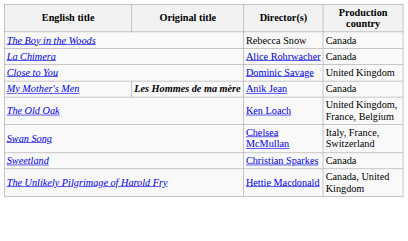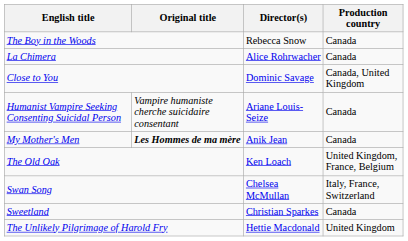(360, 72) United Kingdom -> (358, 78) Canada, United Kingdom
+ row: (64, 112)
(358, 182) Canada, United Kingdom -> (360, 227) United Kingdom
